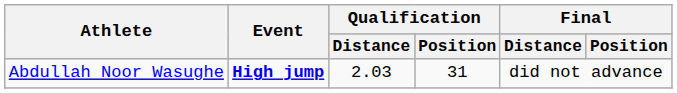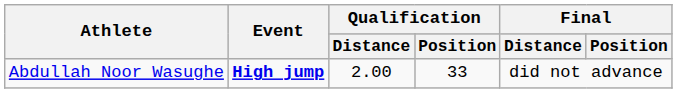(371, 73) 2.03 -> (371, 73) 2.00
(457, 73) 31 -> (457, 73) 33
